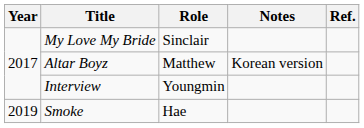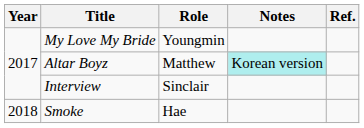(186, 39) Sinclair -> (194, 39) Youngmin
(277, 63) no background -> (277, 63) paleturquoise background
(194, 87) Youngmin -> (186, 87) Sinclair
(23, 110) 2019 -> (23, 110) 2018
